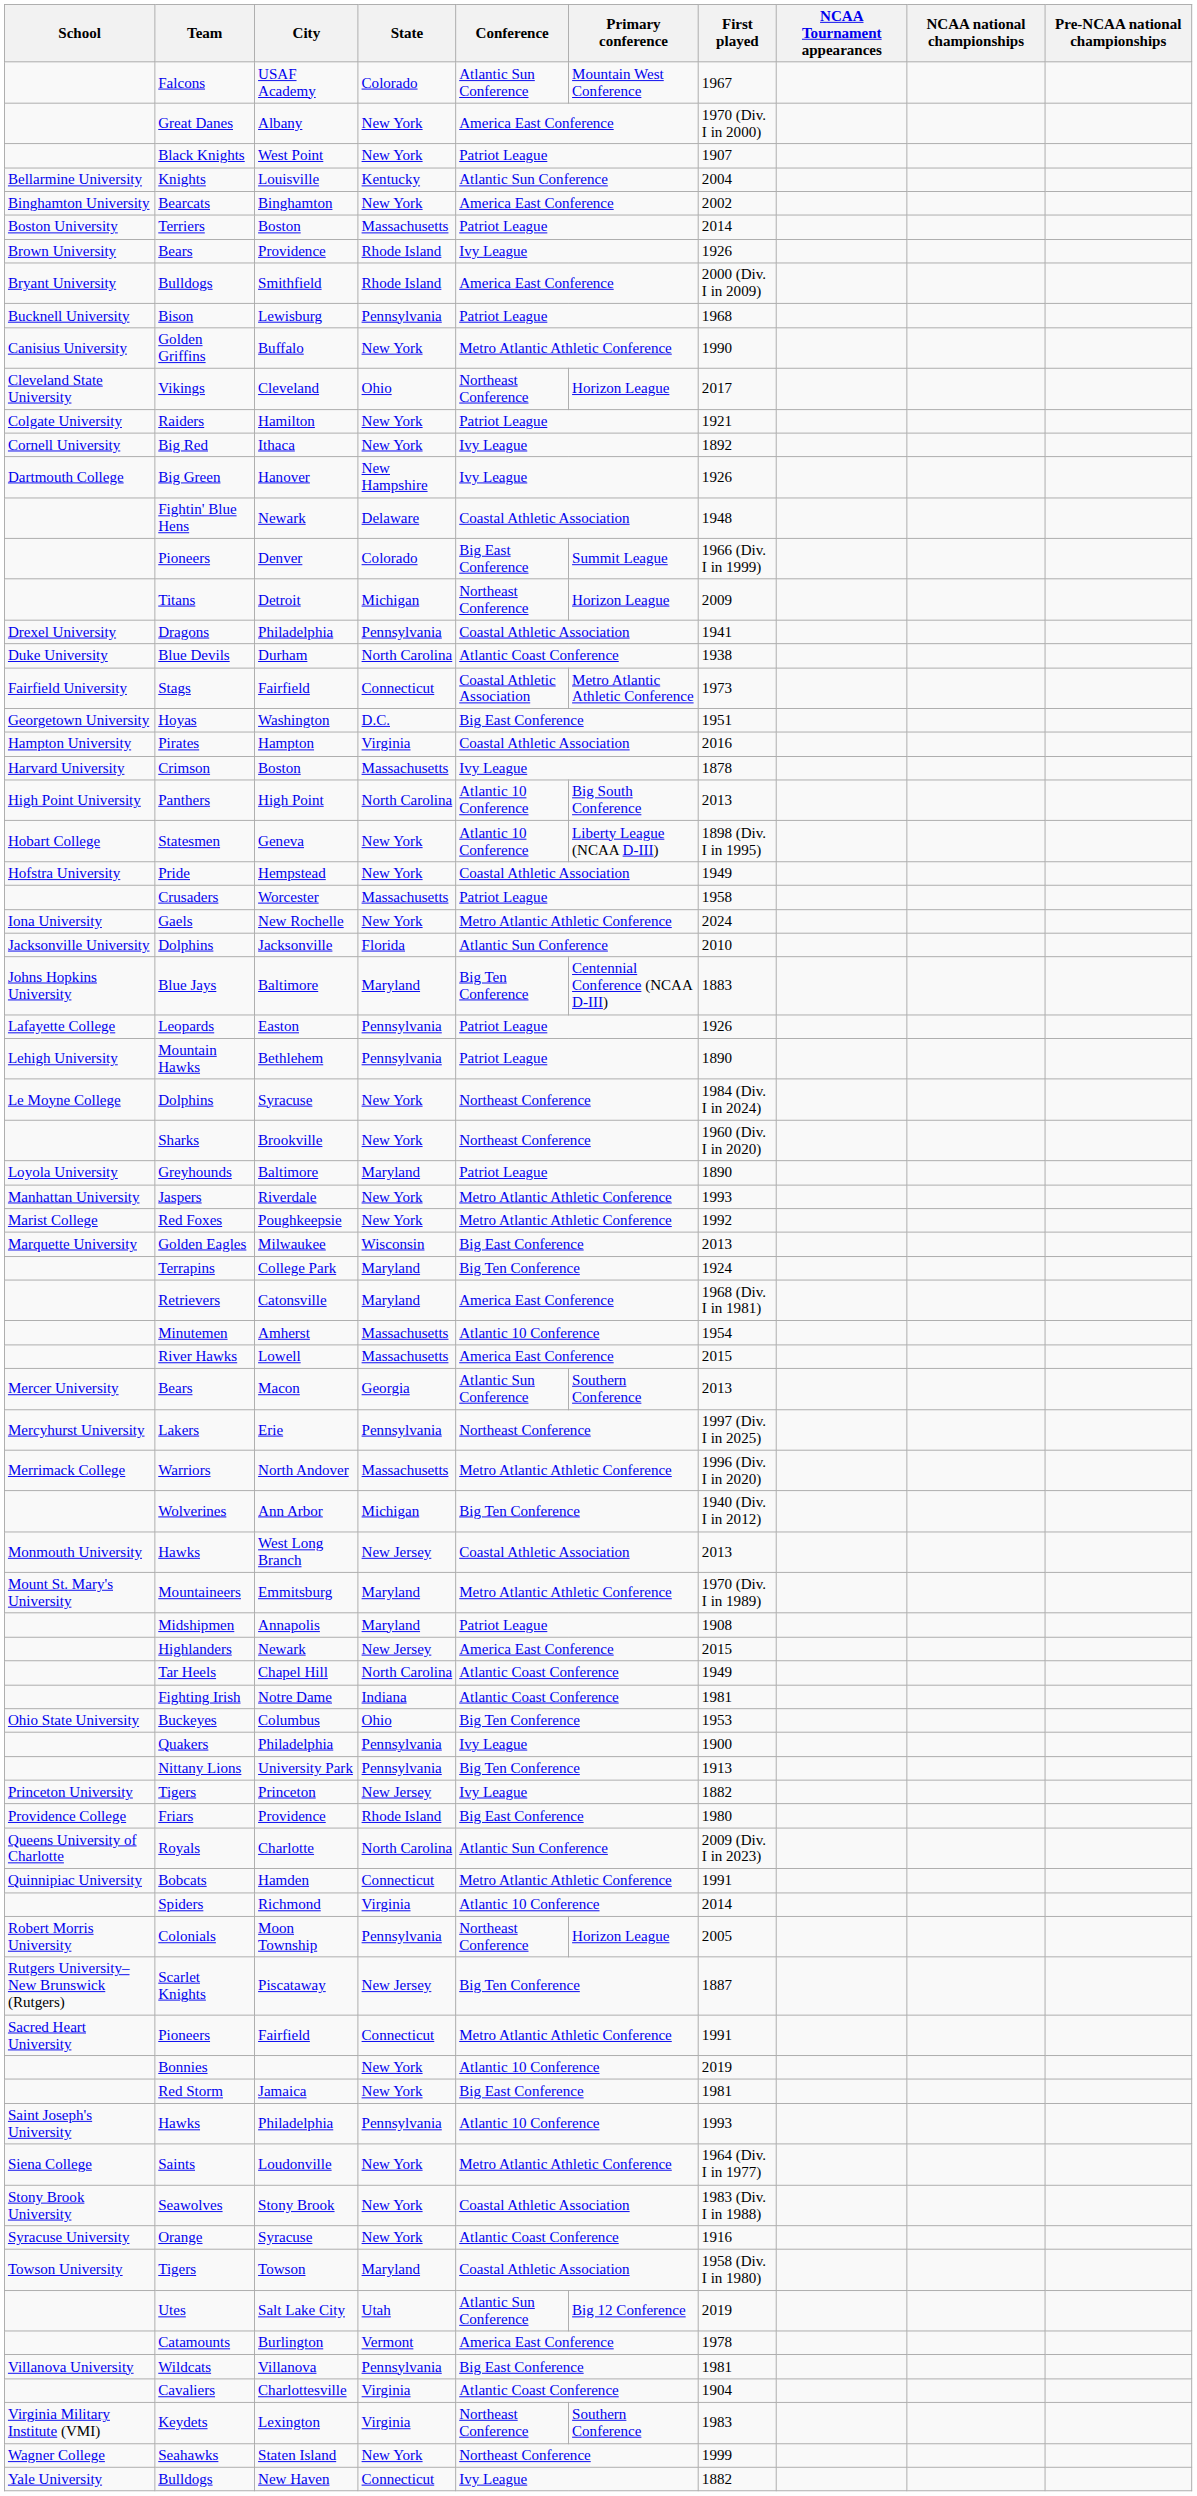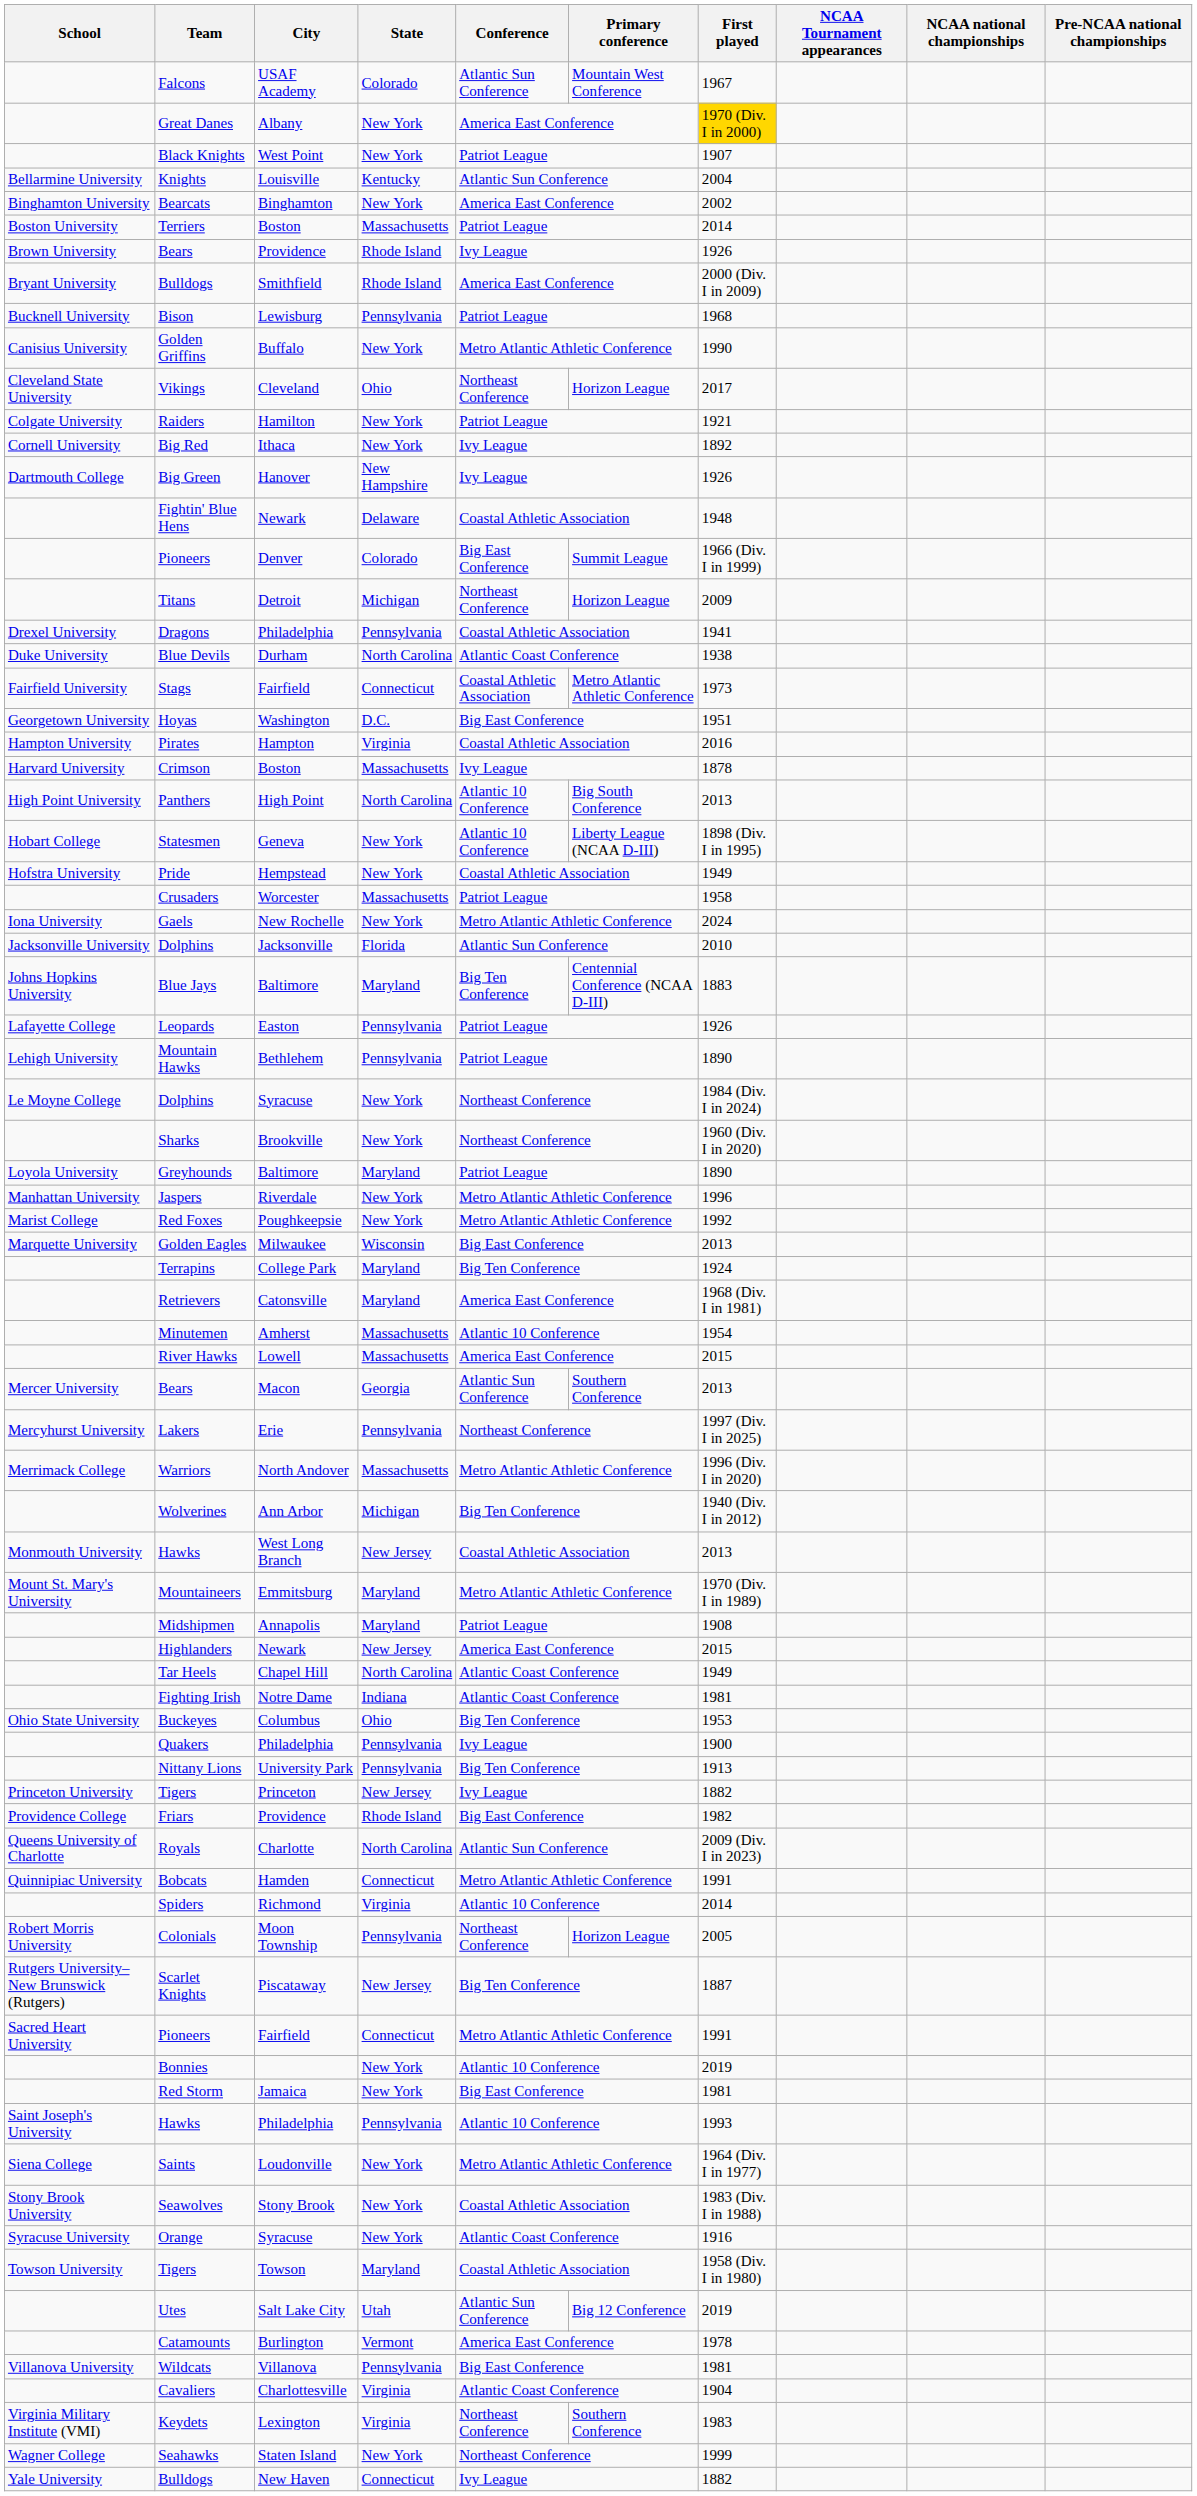(734, 123) no background -> (734, 123) gold background
(717, 1196) 1993 -> (717, 1196) 1996
(717, 1815) 1980 -> (717, 1815) 1982
